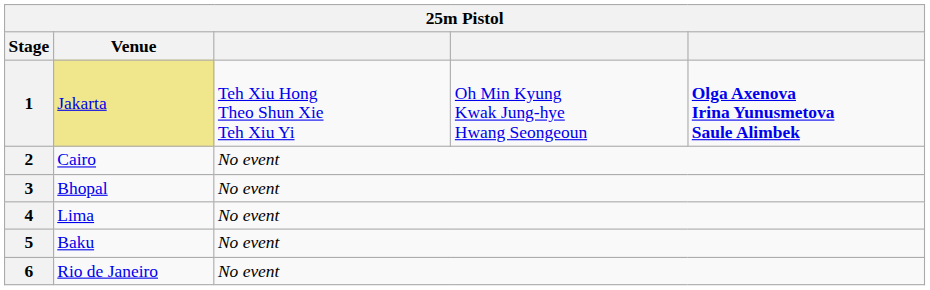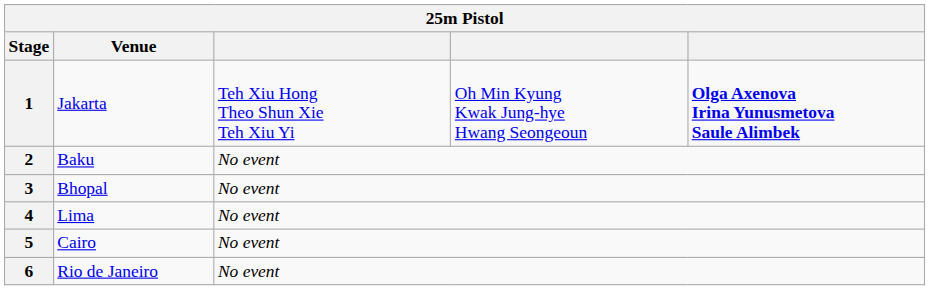(82, 103) khaki background -> (82, 103) no background
(77, 160) Cairo -> (76, 160) Baku
(76, 243) Baku -> (77, 243) Cairo
